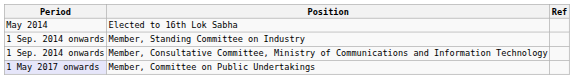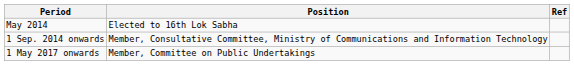- row: (207, 39)
(53, 67) lavender background -> (53, 53) no background
